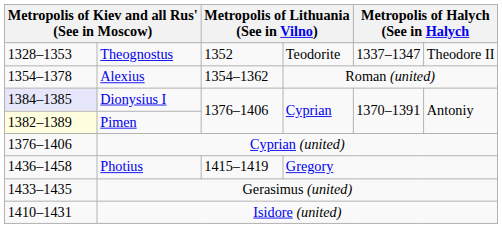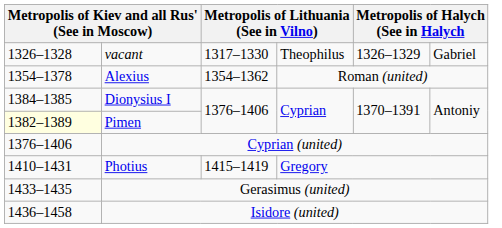+ row: (124, 54)
- row: (137, 54)
(40, 99) lavender background -> (40, 99) no background
(40, 167) 1436–1458 -> (40, 167) 1410–1431
(40, 212) 1410–1431 -> (40, 212) 1436–1458
